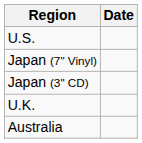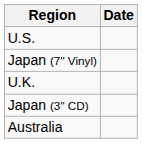rows swapped: (48, 82) <-> (21, 104)
